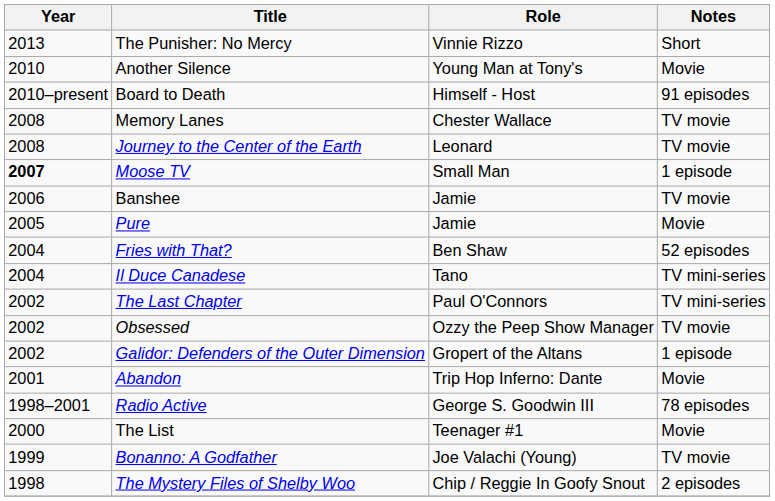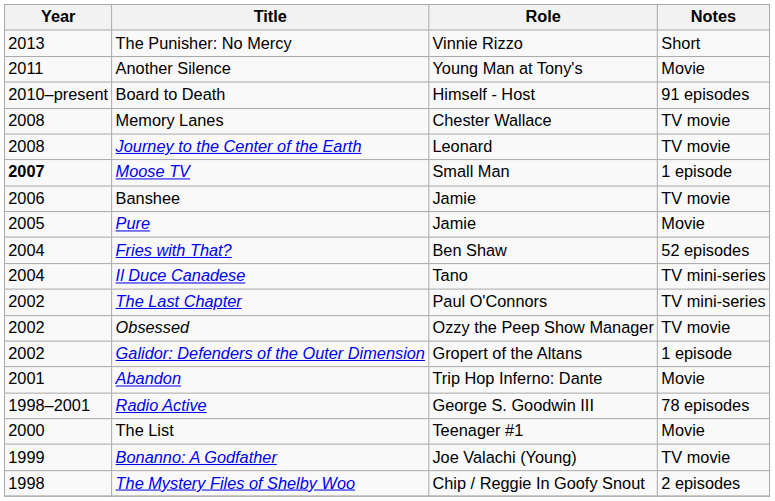(26, 69) 2010 -> (26, 69) 2011
